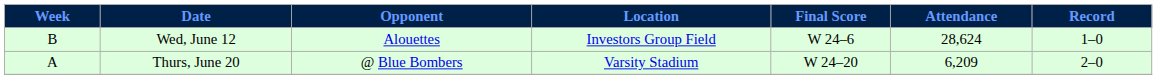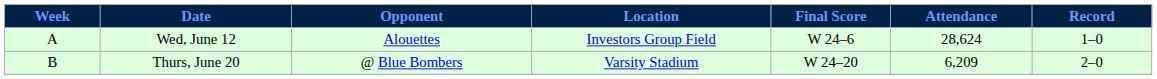(52, 39) B -> (52, 39) A
(52, 62) A -> (52, 62) B
